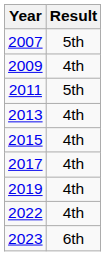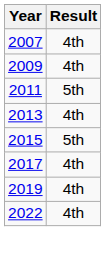(73, 41) 5th -> (73, 41) 4th
(73, 139) 4th -> (73, 139) 5th
- row: (25, 238)
